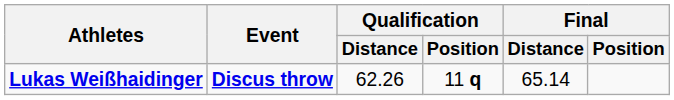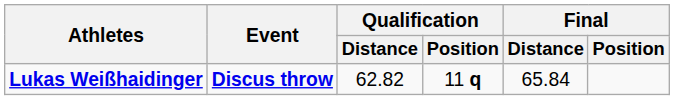(380, 80) 62.26 -> (380, 80) 62.82
(546, 80) 65.14 -> (546, 80) 65.84
